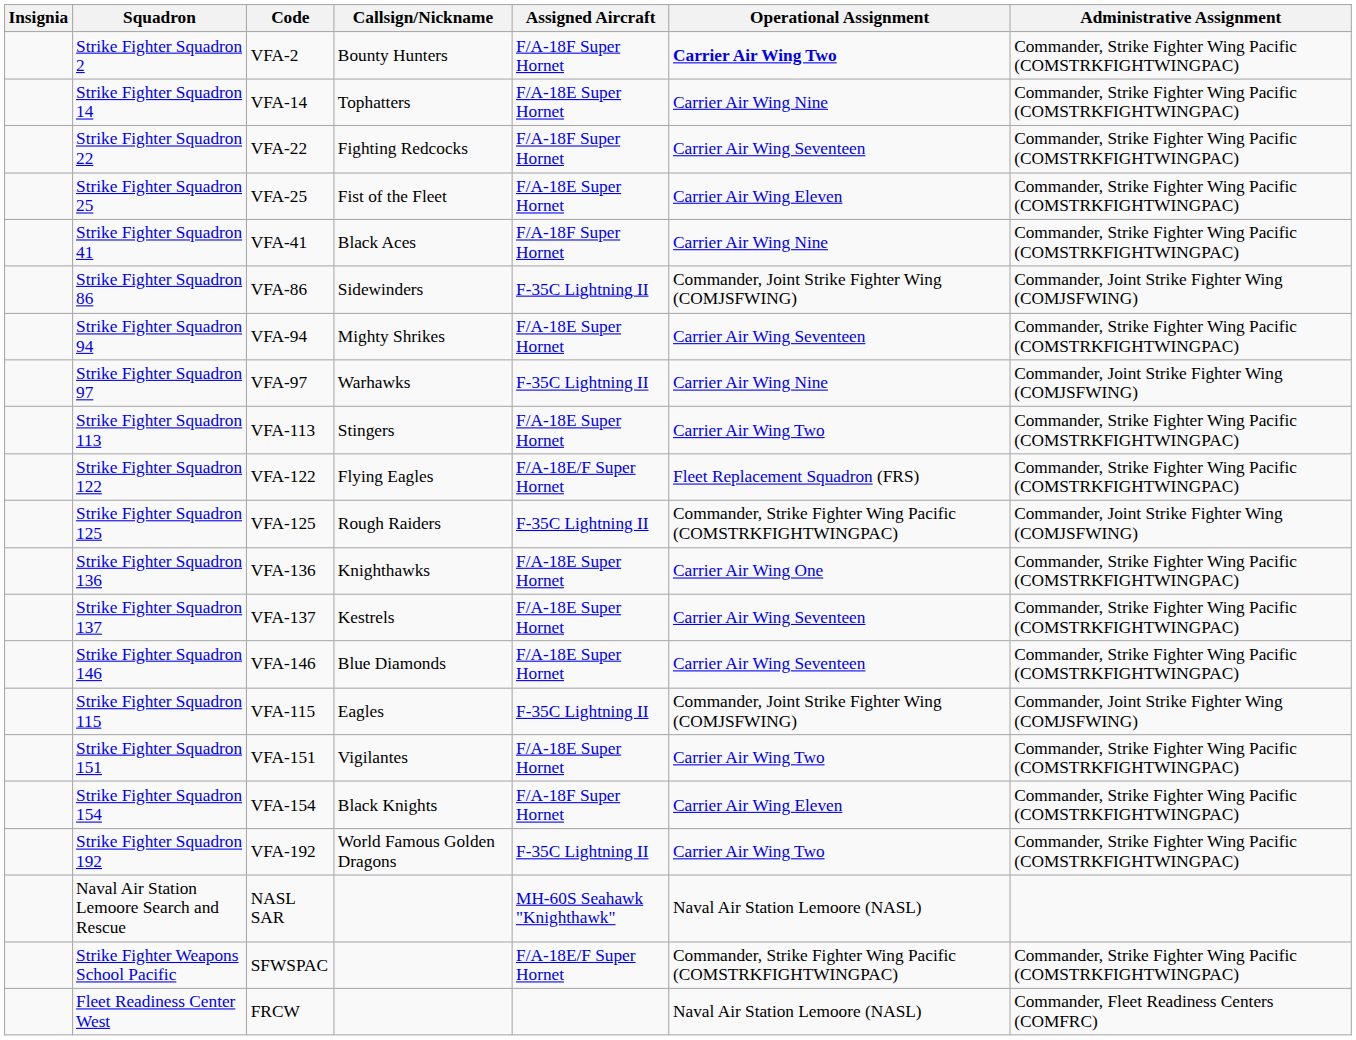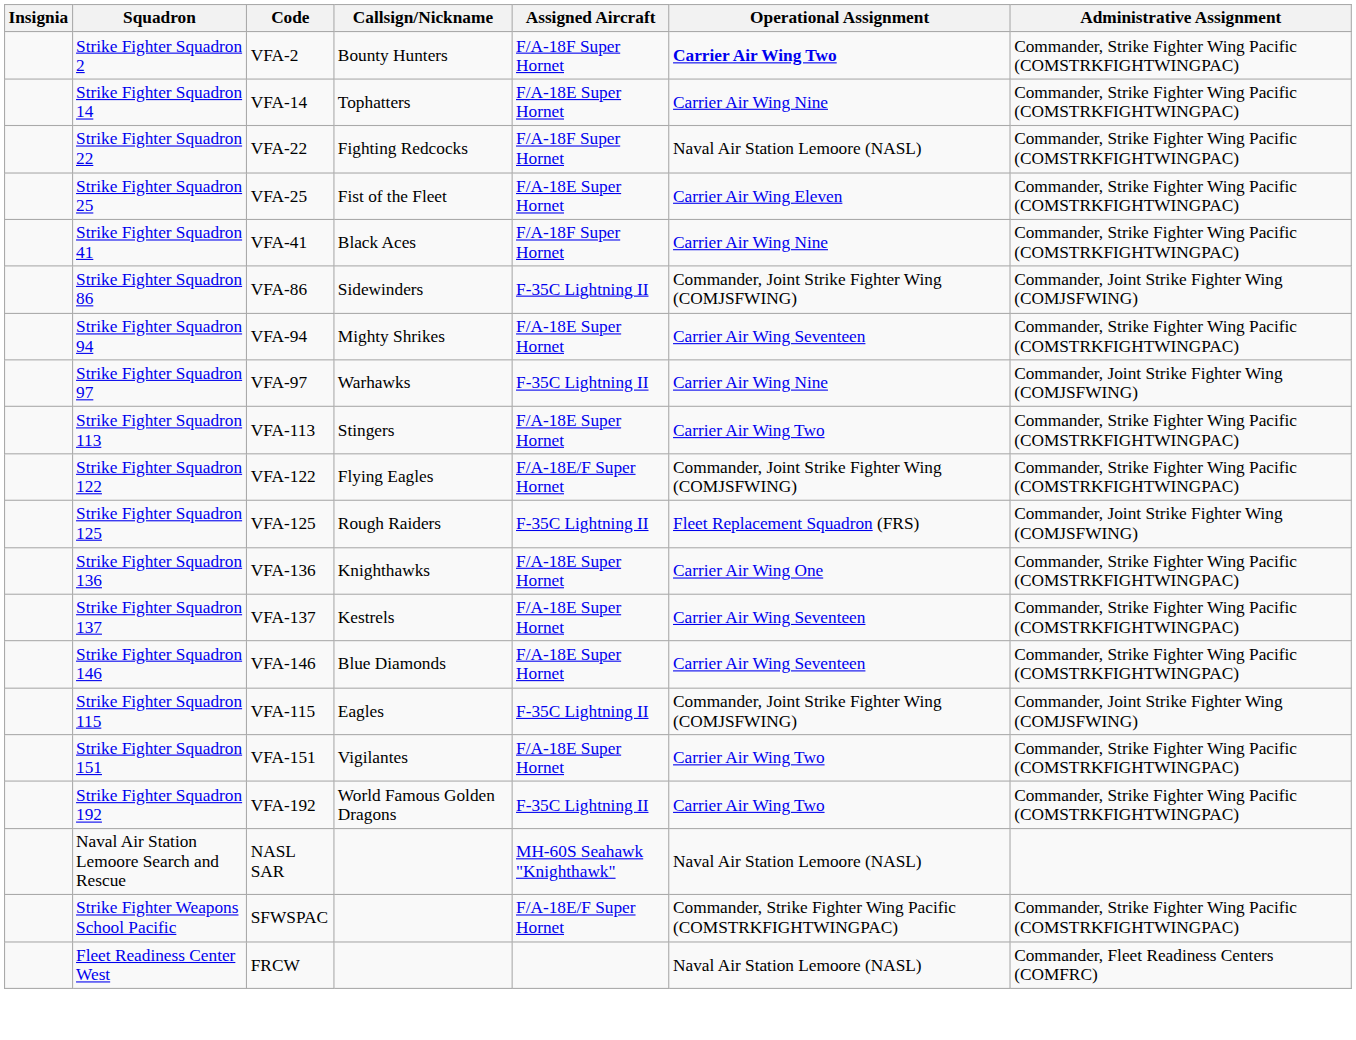(769, 149) Carrier Air Wing Seventeen -> (797, 149) Naval Air Station Lemoore (NASL)
(796, 476) Fleet Replacement Squadron (FRS) -> (807, 476) Commander, Joint Strike Fighter Wing (COMJSFWING)
(814, 523) Commander, Strike Fighter Wing Pacific (COMSTRKFIGHTWINGPAC) -> (796, 523) Fleet Replacement Squadron (FRS)
- row: (159, 804)
